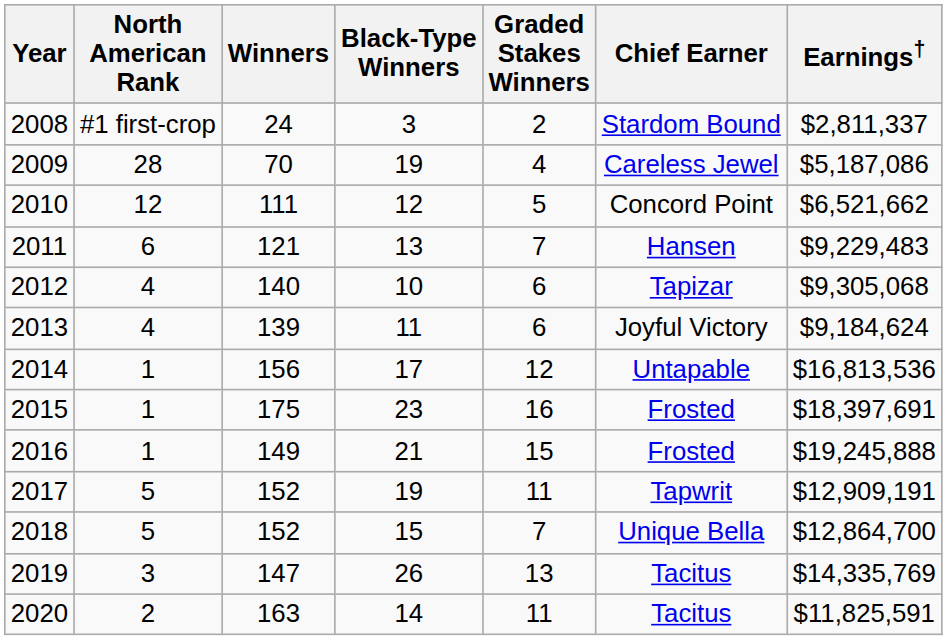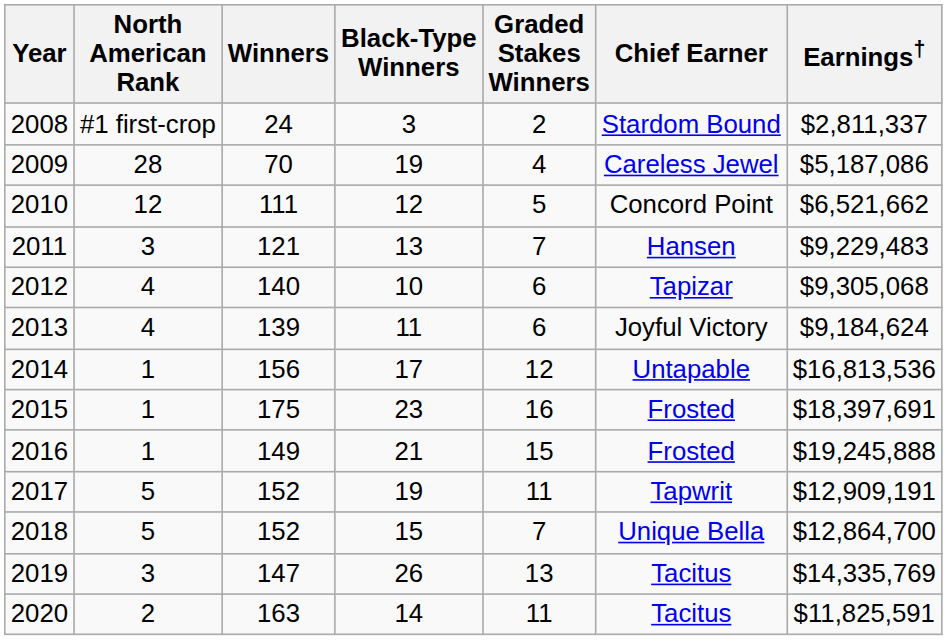(148, 246) 6 -> (148, 246) 3
